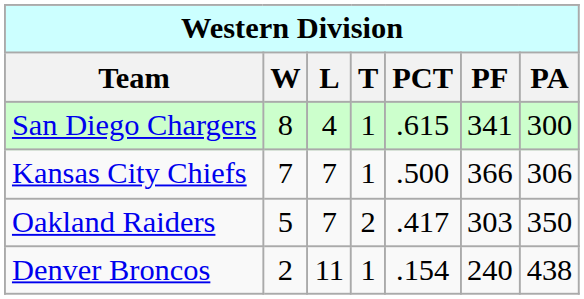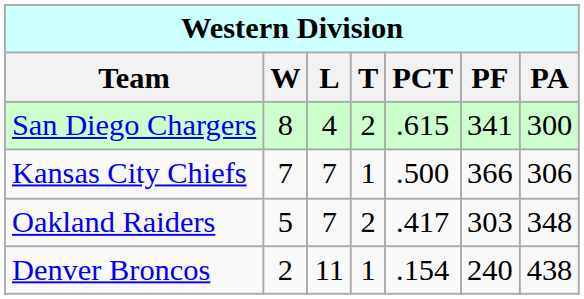(368, 125) 1 -> (368, 125) 2
(549, 221) 350 -> (549, 221) 348
